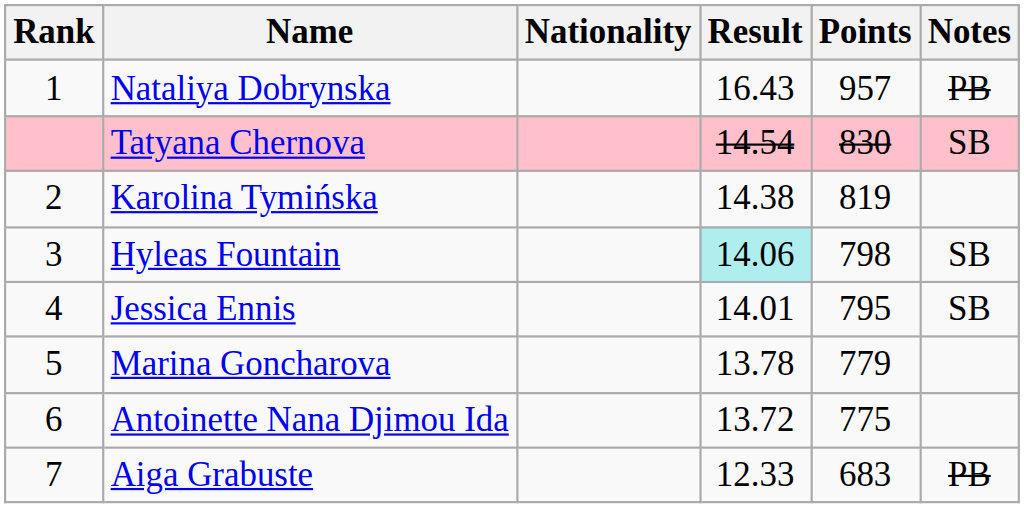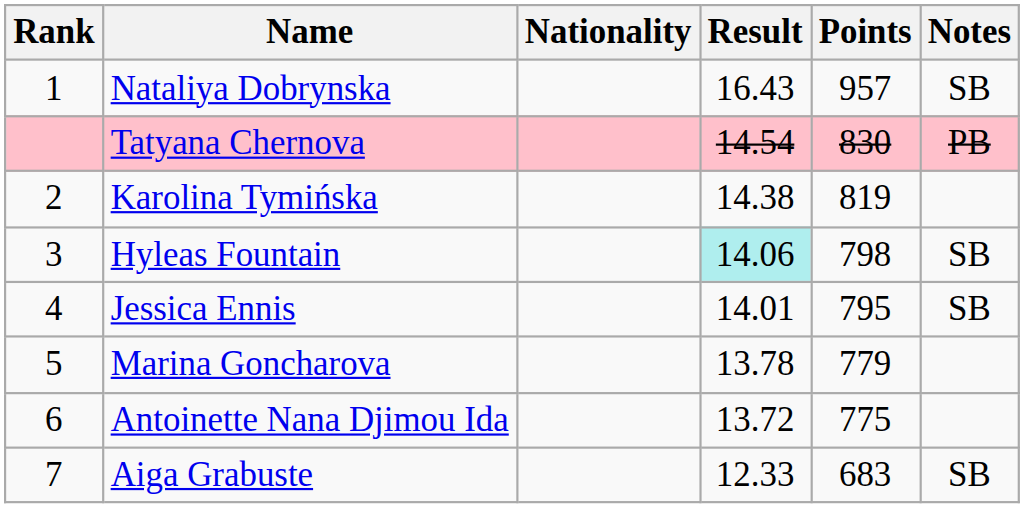(969, 87) PB -> (969, 87) SB
(969, 142) SB -> (969, 142) PB
(969, 474) PB -> (969, 474) SB
